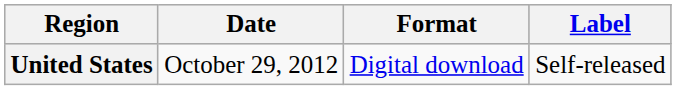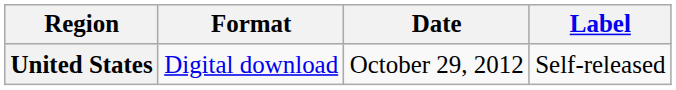columns swapped: (251, 24) <-> (437, 24)
